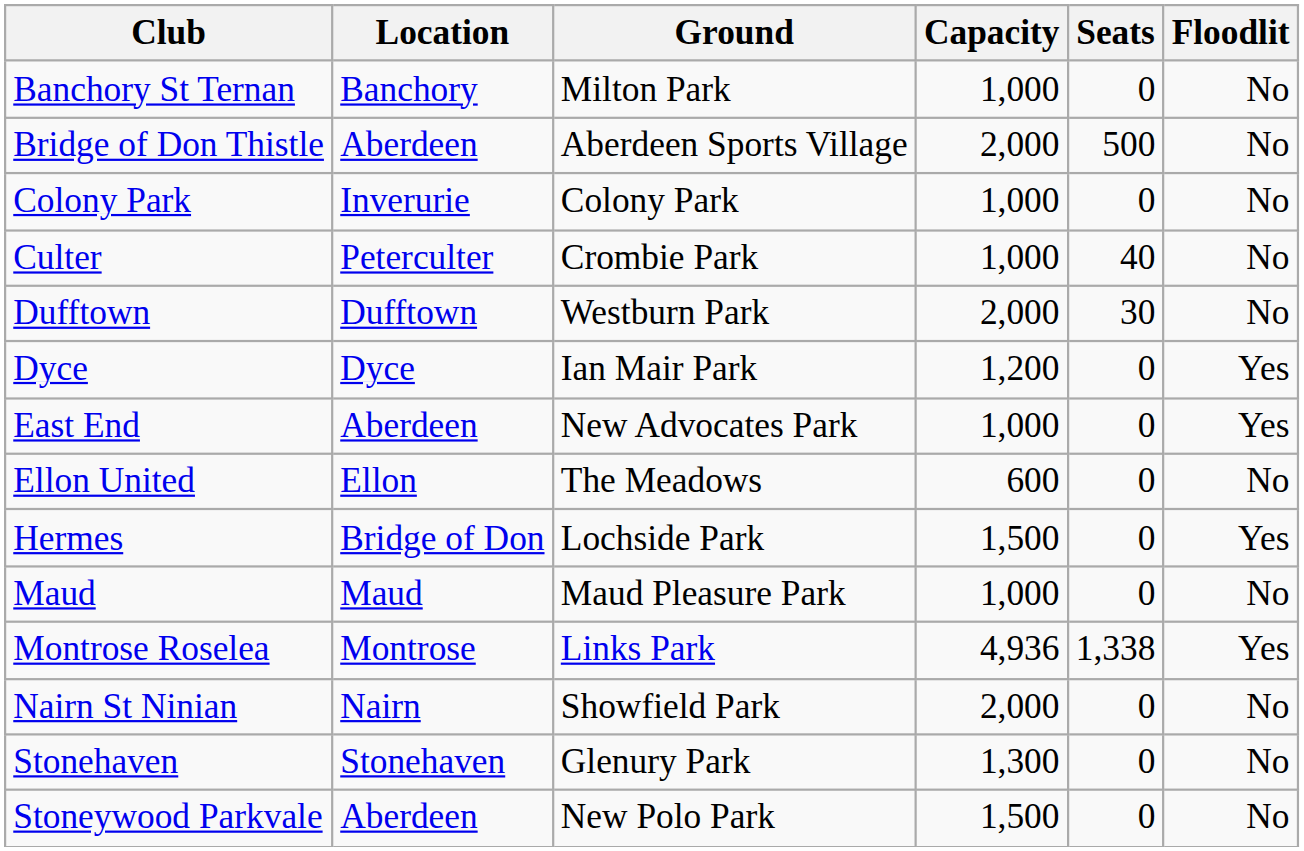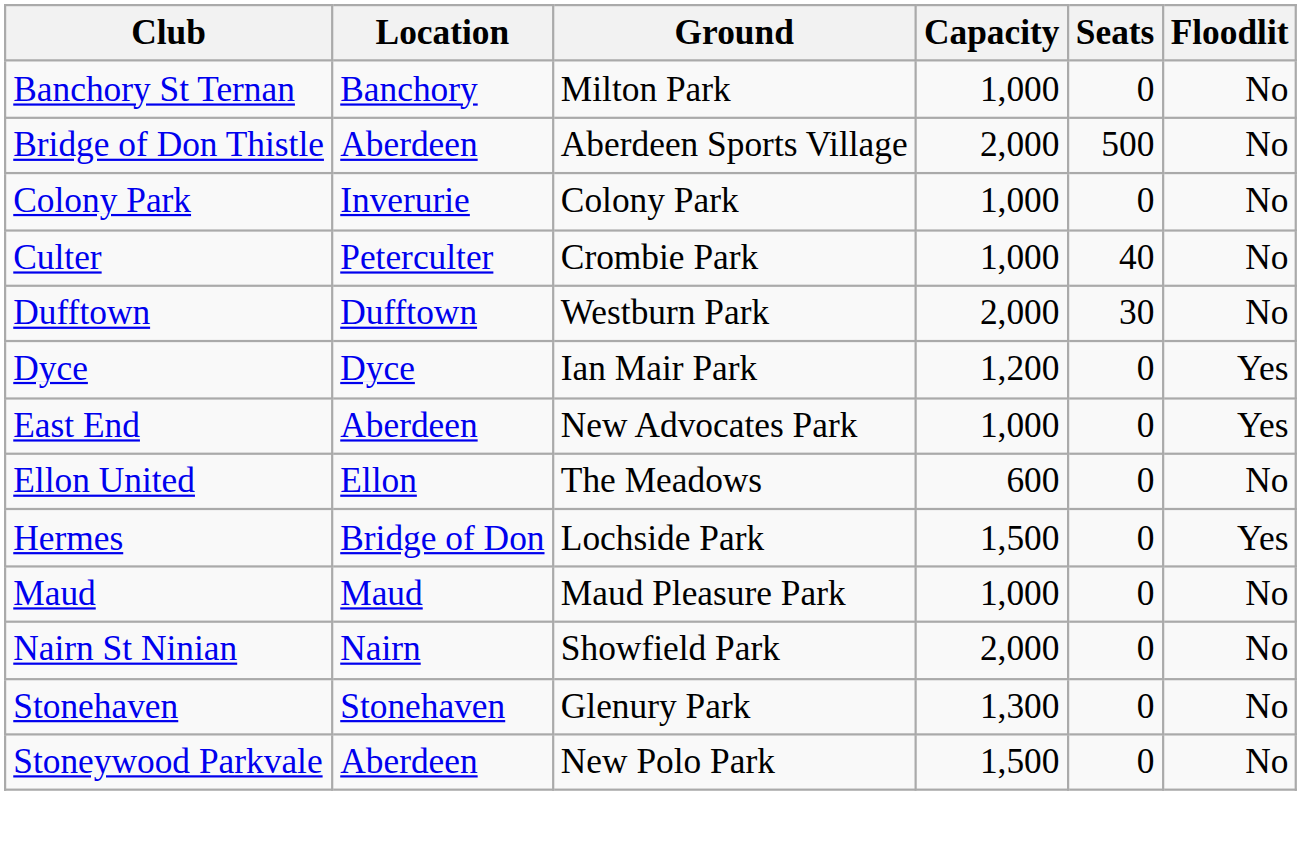- row: (141, 649)
